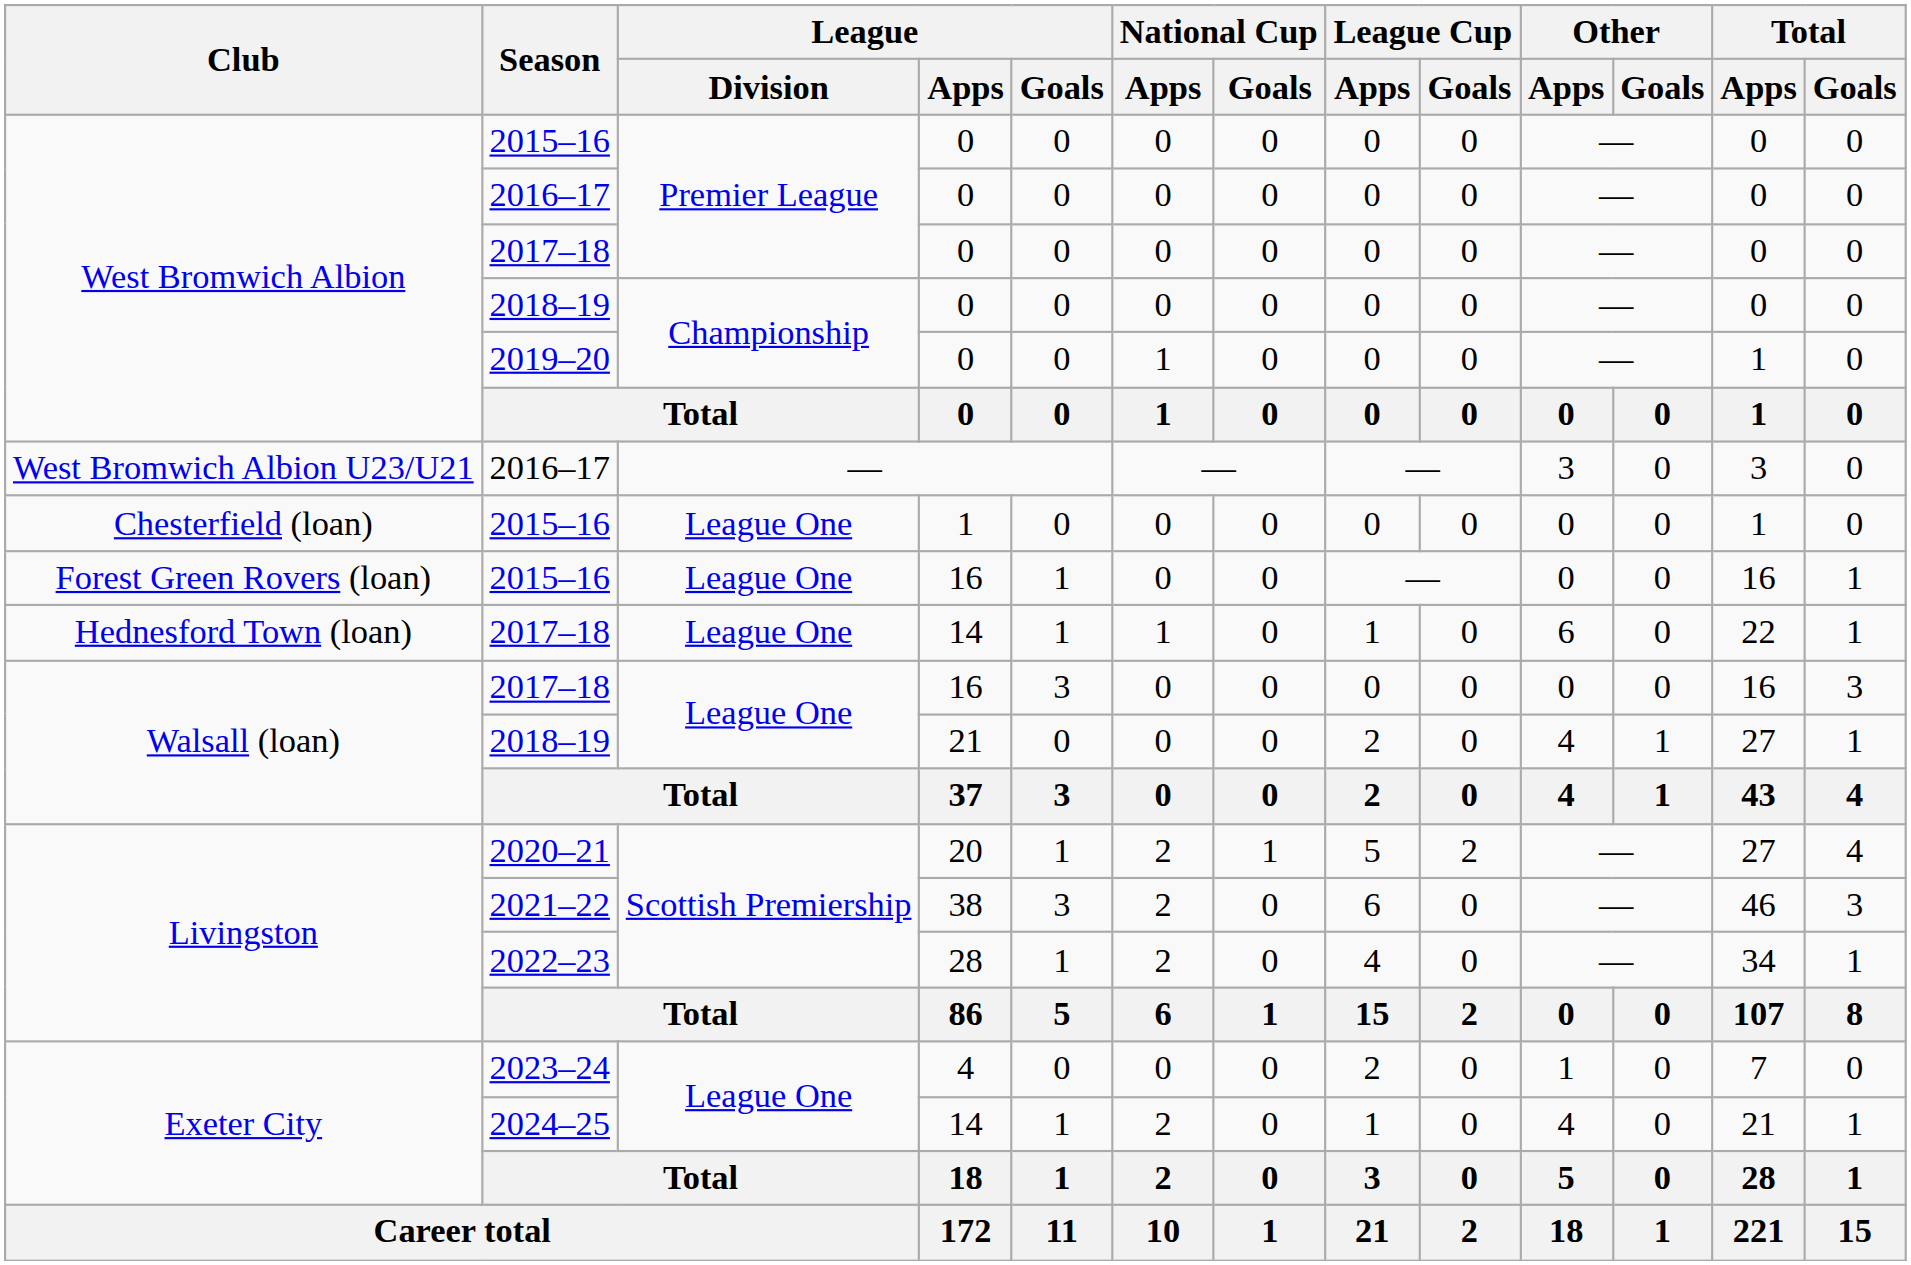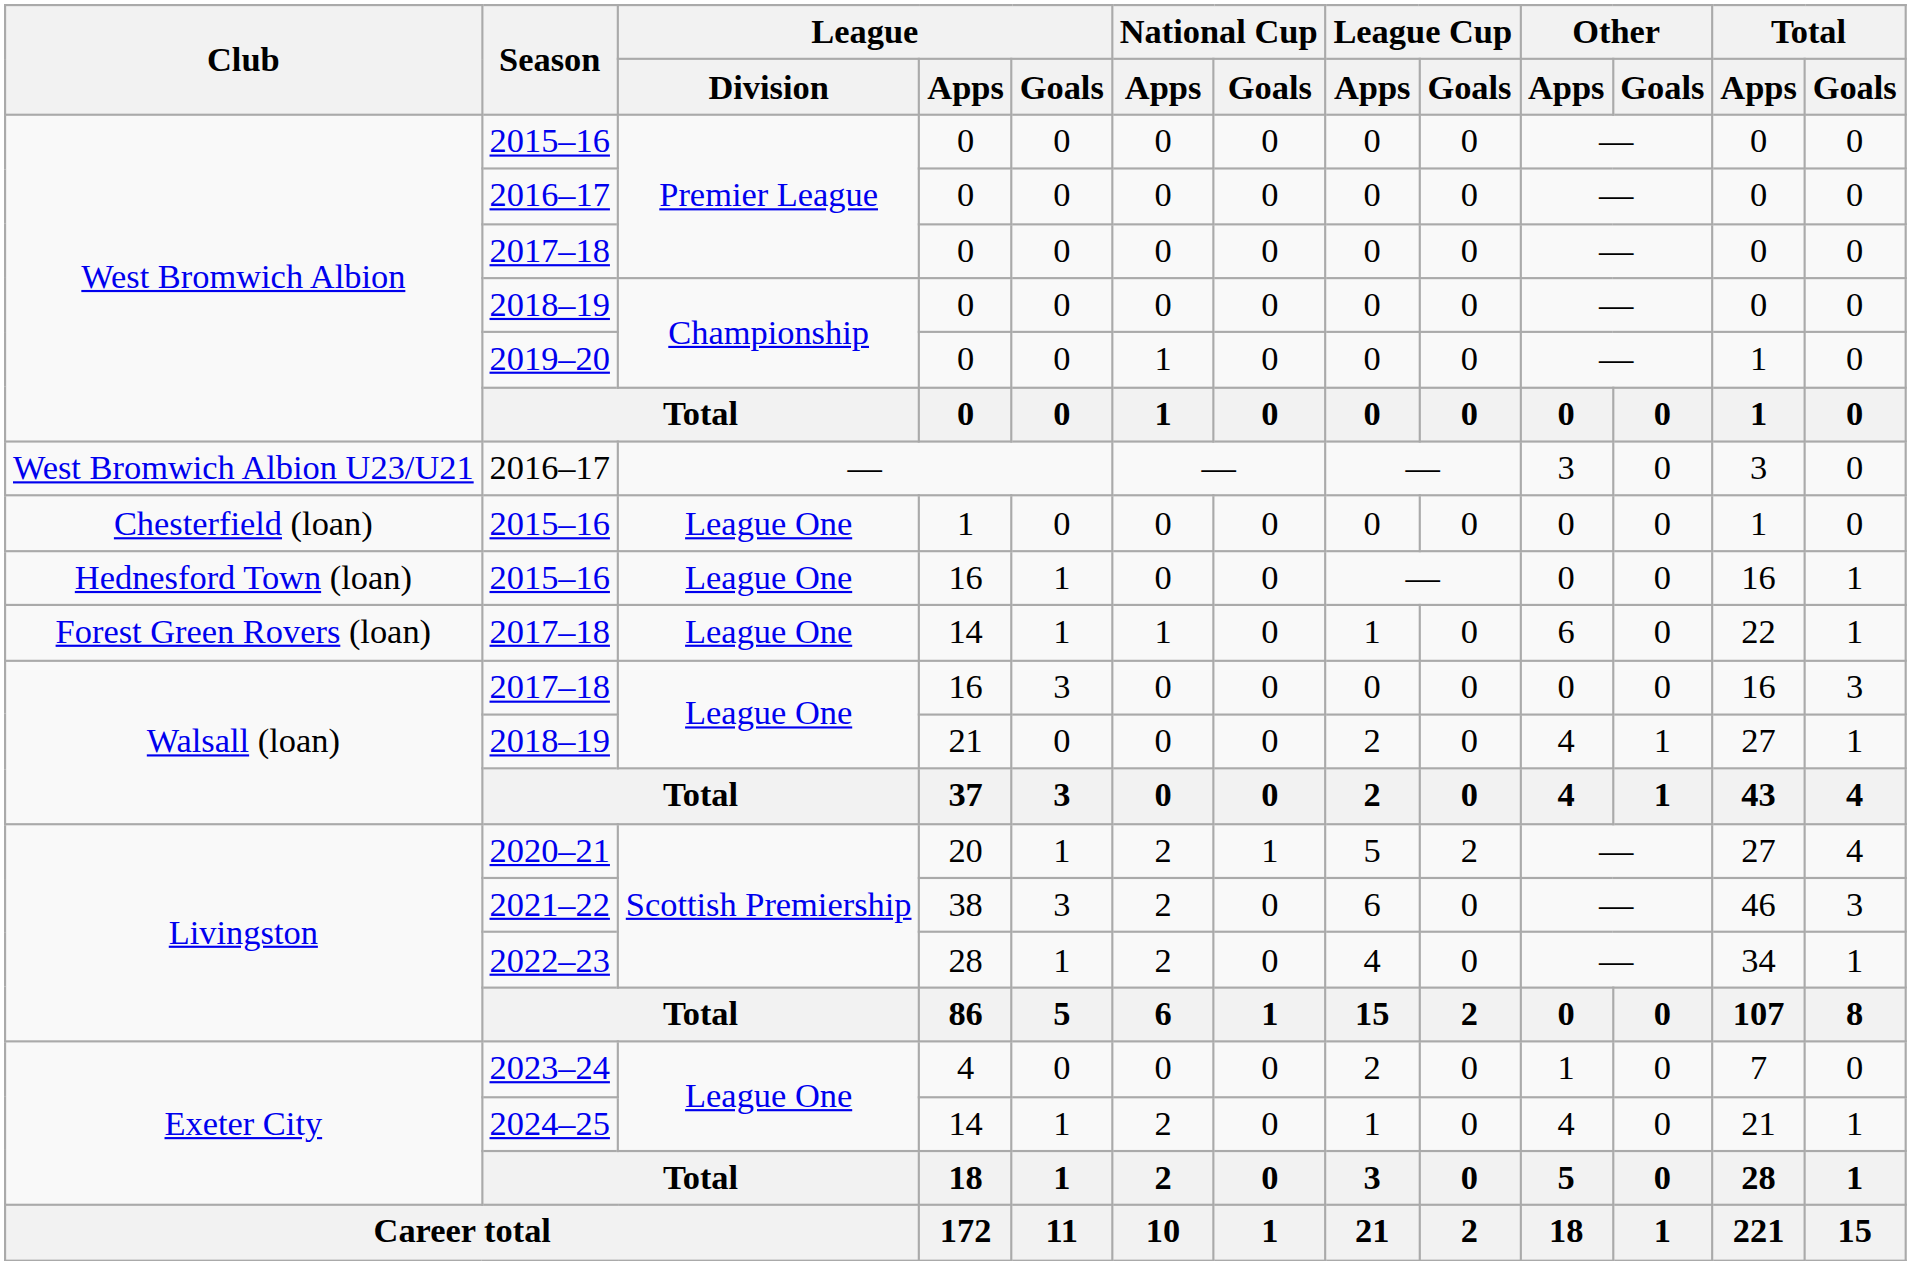(243, 577) Forest Green Rovers (loan) -> (243, 577) Hednesford Town (loan)
(243, 631) Hednesford Town (loan) -> (243, 631) Forest Green Rovers (loan)
